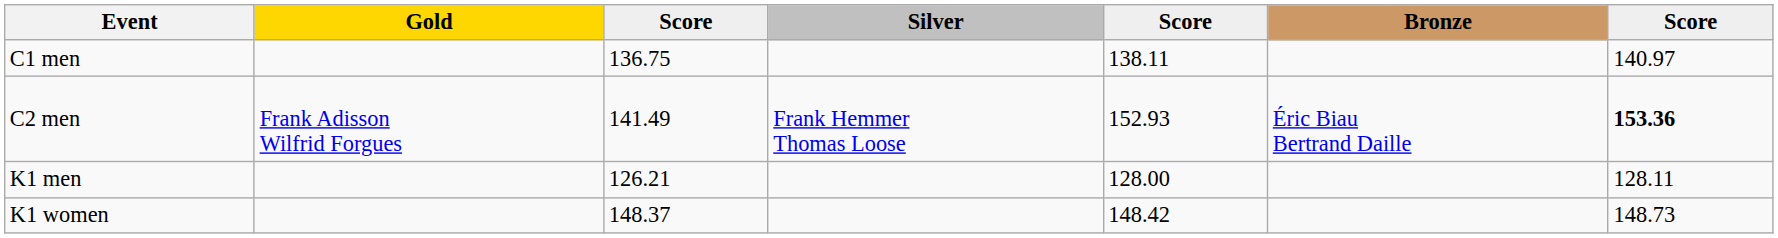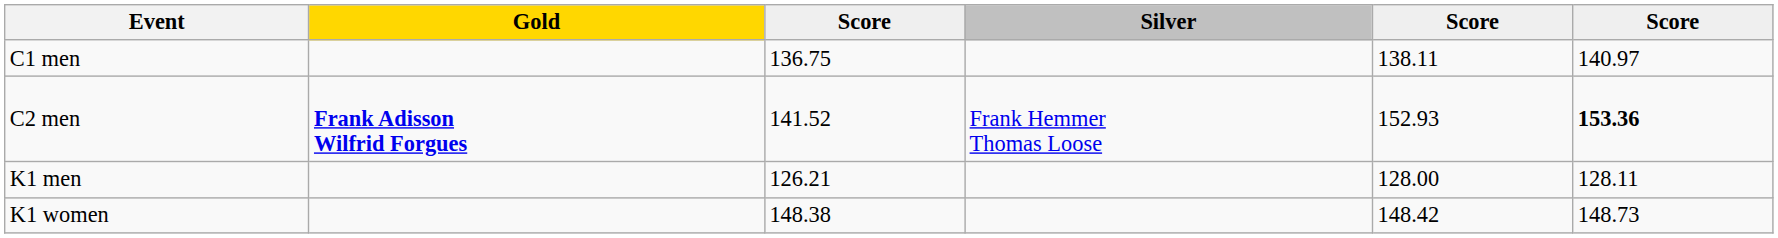- column: (1438, 22)
(331, 131) normal -> (391, 131) bold
(640, 118) 141.49 -> (800, 118) 141.52
(640, 214) 148.37 -> (800, 214) 148.38
